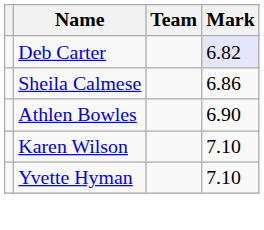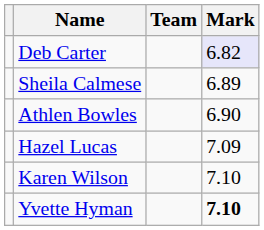(224, 83) 6.86 -> (224, 83) 6.89
+ row: (68, 146)
(224, 177) normal -> (224, 209) bold
